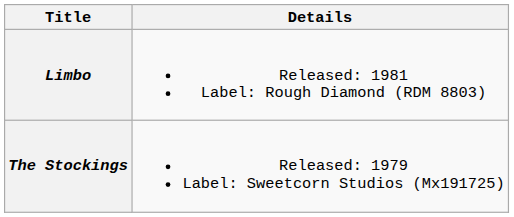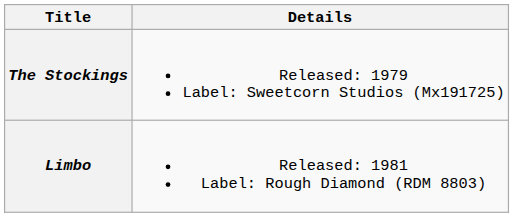rows swapped: (68, 166) <-> (68, 75)
